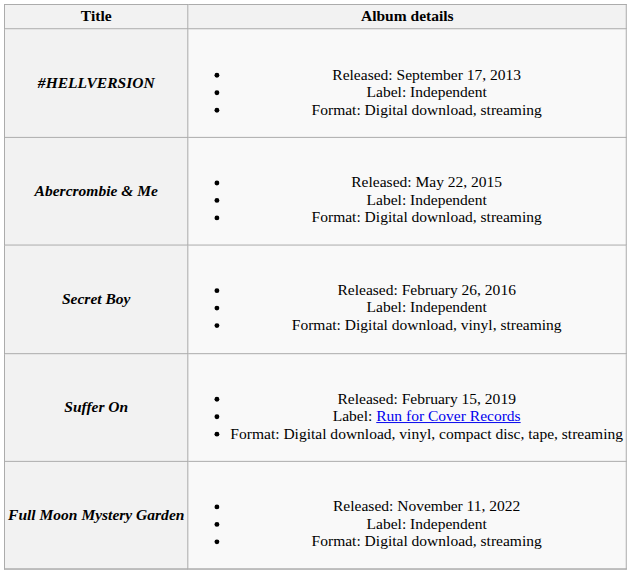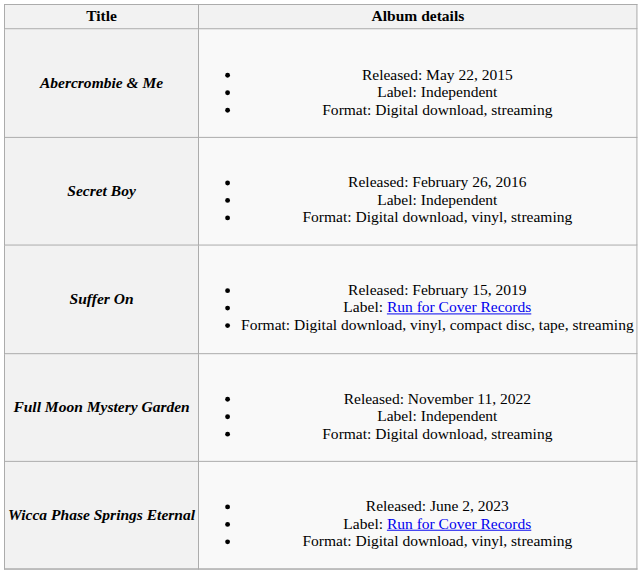- row: (96, 83)
+ row: (102, 515)
